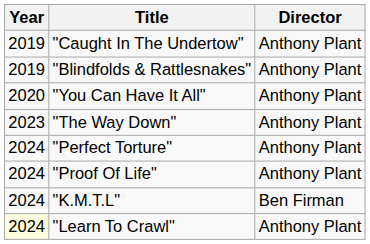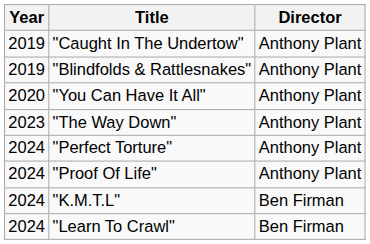(27, 226) lightyellow background -> (27, 226) no background
(310, 226) Anthony Plant -> (301, 226) Ben Firman
